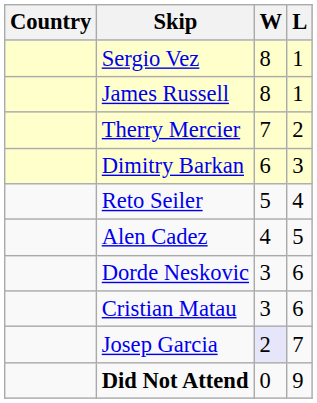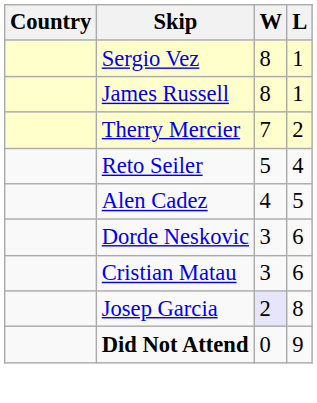- row: (173, 165)
(298, 344) 7 -> (298, 308) 8
